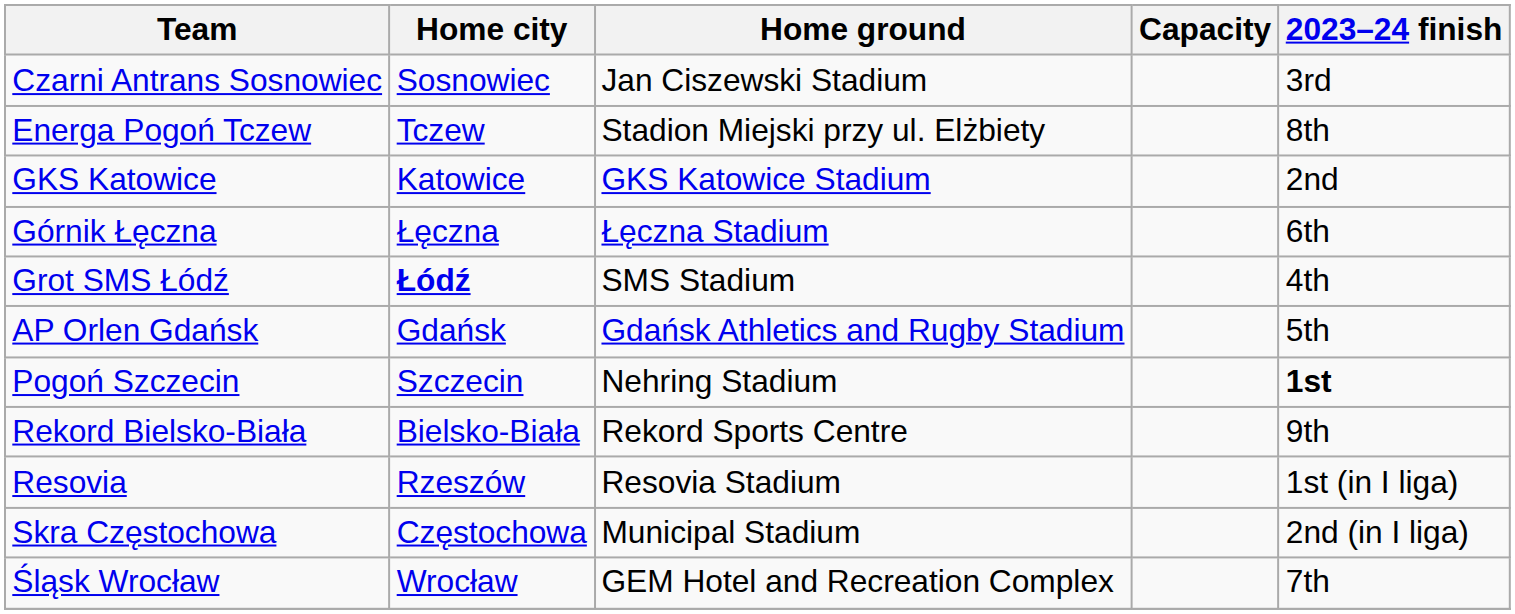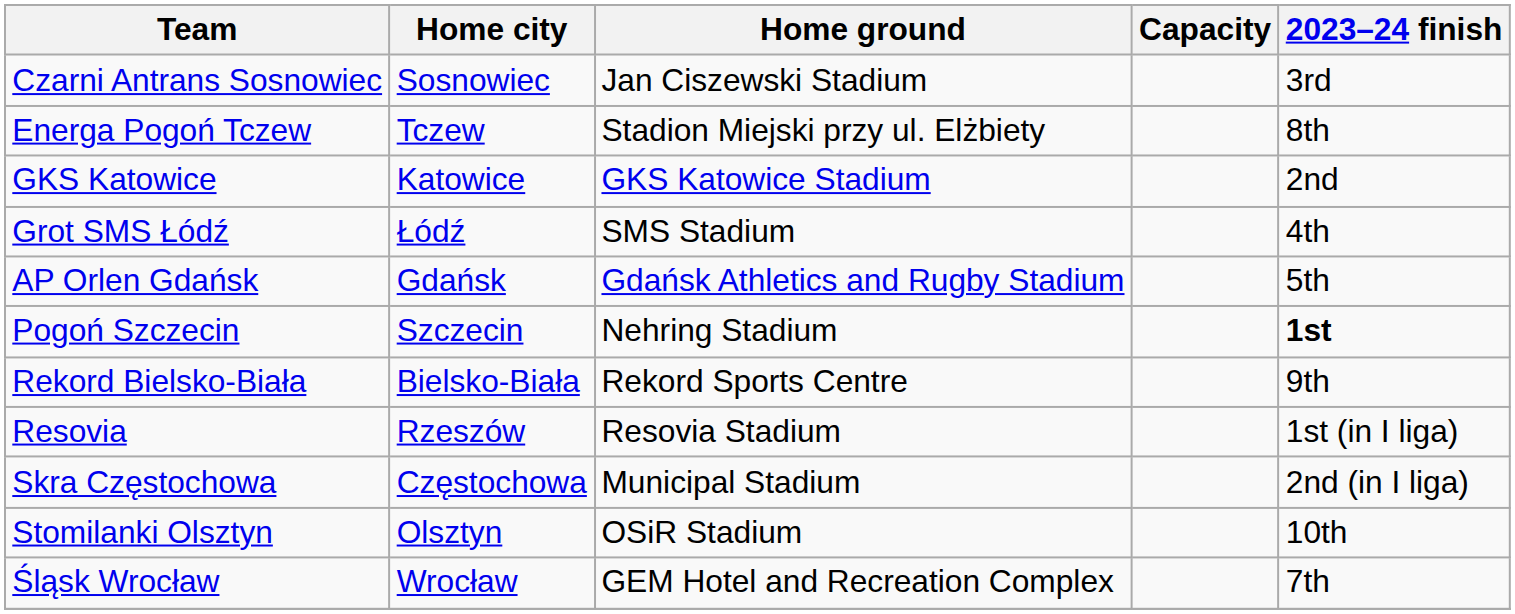- row: (114, 230)
(434, 280) bold -> (431, 230) normal
+ row: (143, 532)
